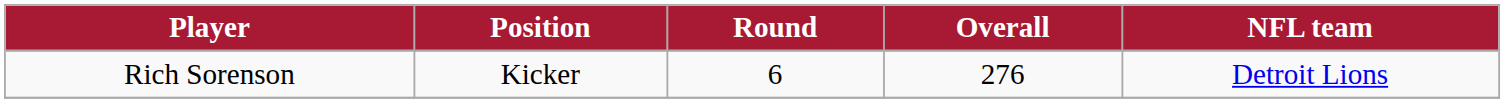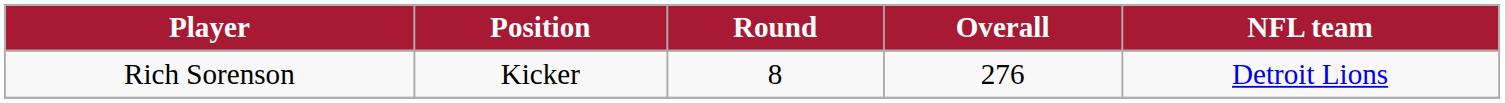(775, 73) 6 -> (775, 73) 8
